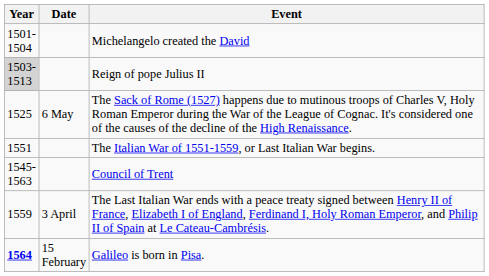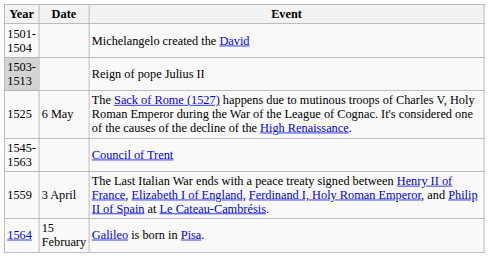- row: (233, 147)
(20, 254) bold -> (20, 235) normal
